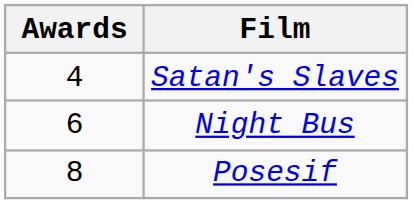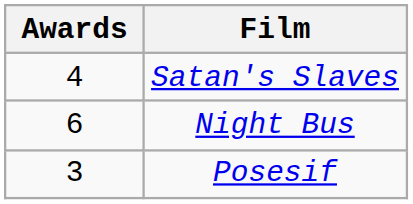(75, 173) 8 -> (75, 173) 3
